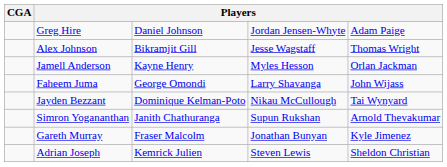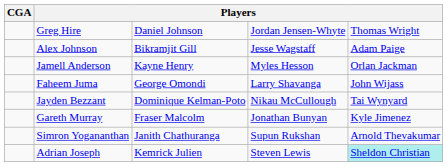(378, 30) Adam Paige -> (385, 30) Thomas Wright
(385, 48) Thomas Wright -> (378, 48) Adam Paige
rows swapped: (69, 135) <-> (83, 118)
(390, 153) no background -> (390, 153) paleturquoise background
